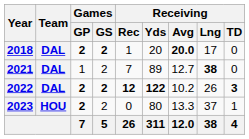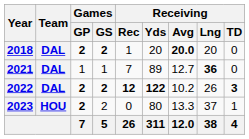(210, 50) 17 -> (210, 50) 20
(104, 69) 2 -> (104, 69) 1
(210, 69) 38 -> (210, 69) 36
